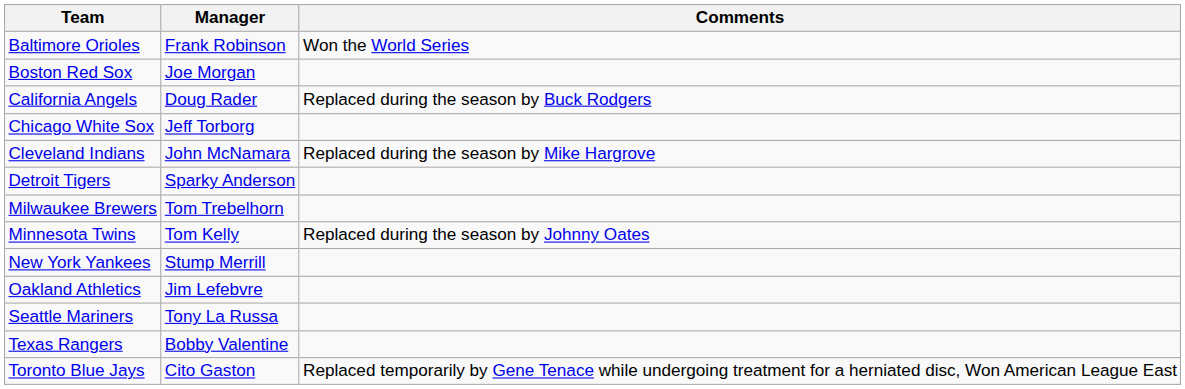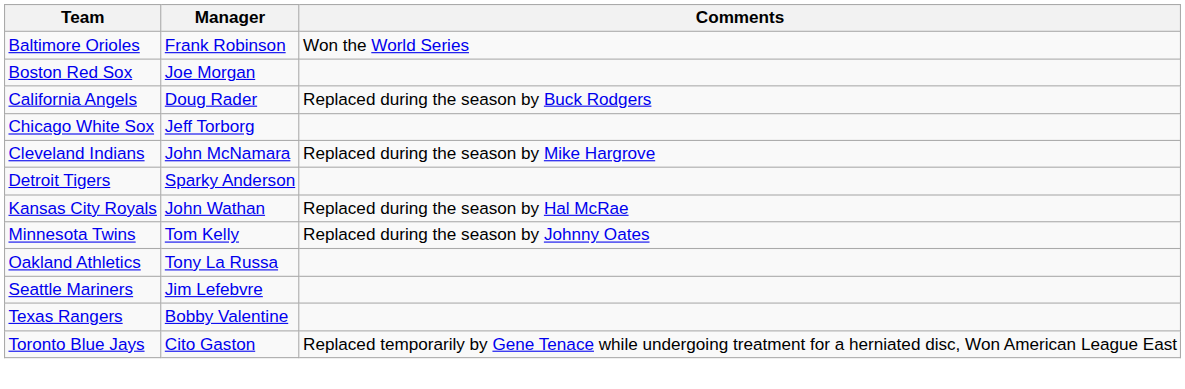+ row: (83, 208)
- row: (83, 208)
- row: (80, 262)
(214, 289) Jim Lefebvre -> (221, 262) Tony La Russa
(221, 316) Tony La Russa -> (214, 289) Jim Lefebvre
